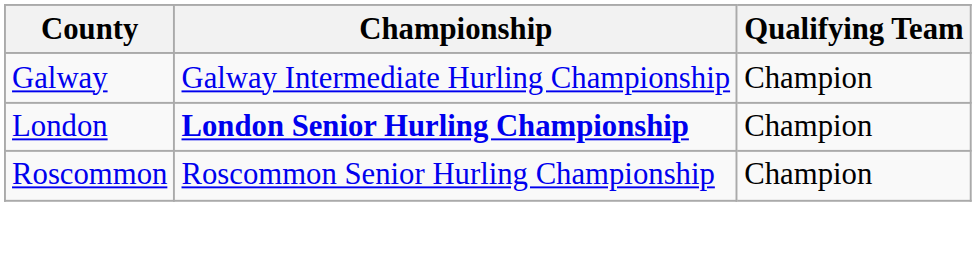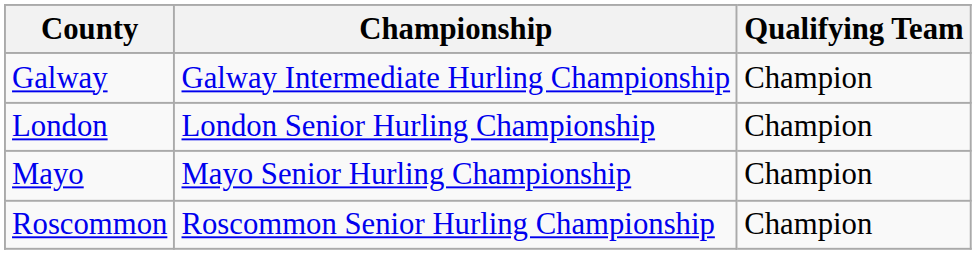(435, 126) bold -> (418, 126) normal
+ row: (48, 175)
